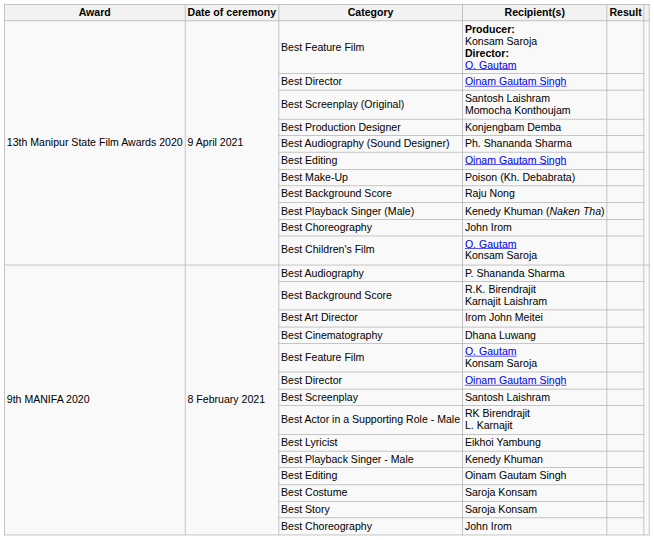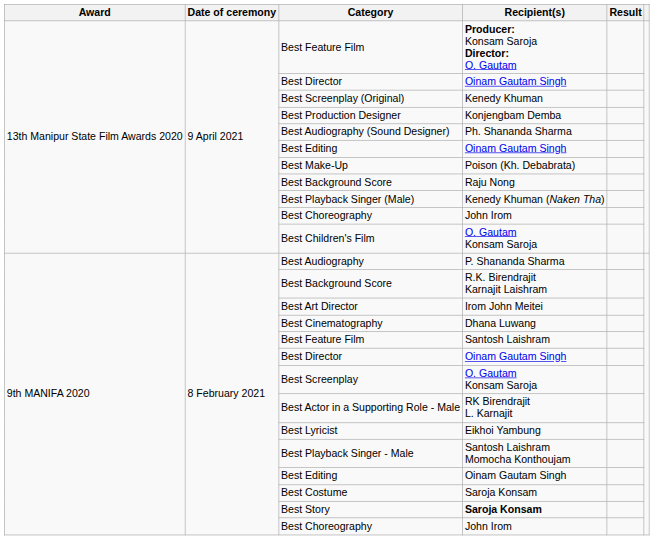(518, 104) Santosh Laishram Momocha Konthoujam -> (504, 98) Kenedy Khuman
(501, 358) O. Gautam Konsam Saroja -> (507, 340) Santosh Laishram
(507, 397) Santosh Laishram -> (501, 379) O. Gautam Konsam Saroja
(504, 459) Kenedy Khuman -> (518, 453) Santosh Laishram Momocha Konthoujam
(501, 509) normal -> (503, 509) bold
